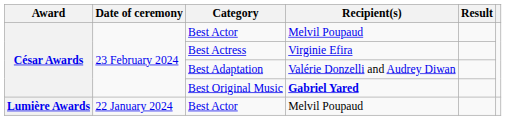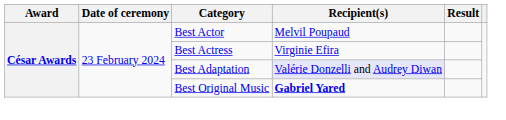(372, 69) no background -> (358, 69) lavender background
- row: (49, 106)
